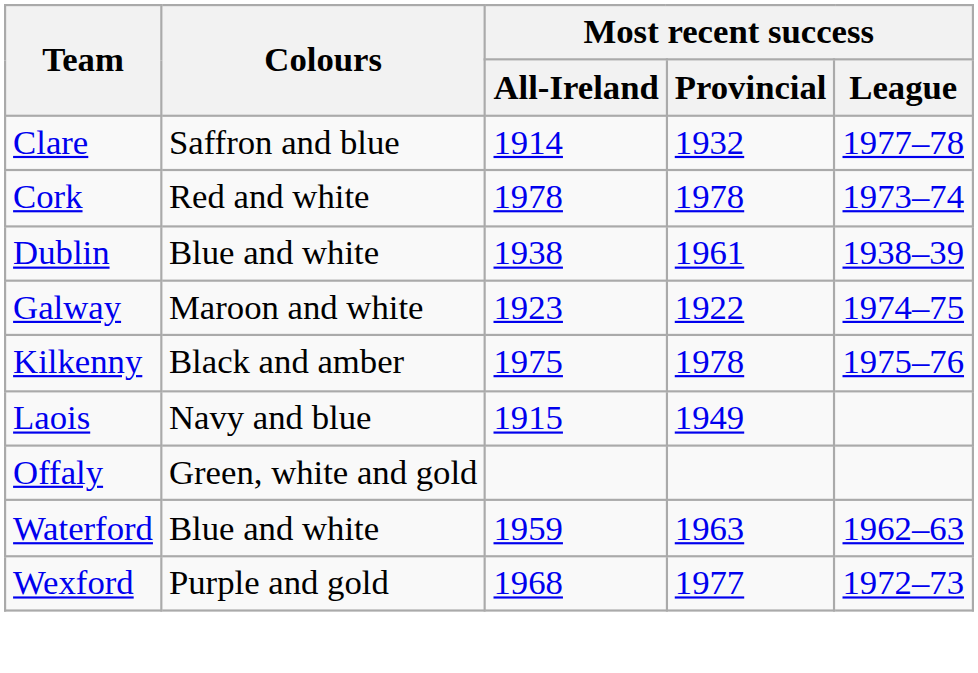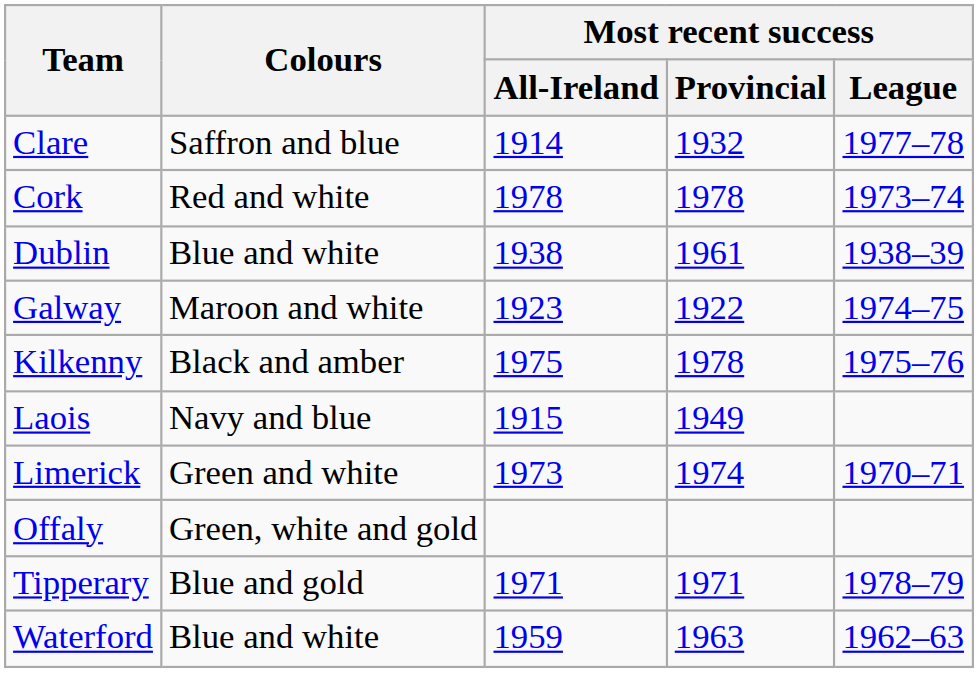+ row: (77, 472)
+ row: (81, 582)
- row: (73, 582)
